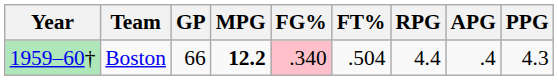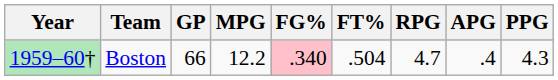(247, 57) bold -> (247, 57) normal
(427, 57) 4.4 -> (427, 57) 4.7
